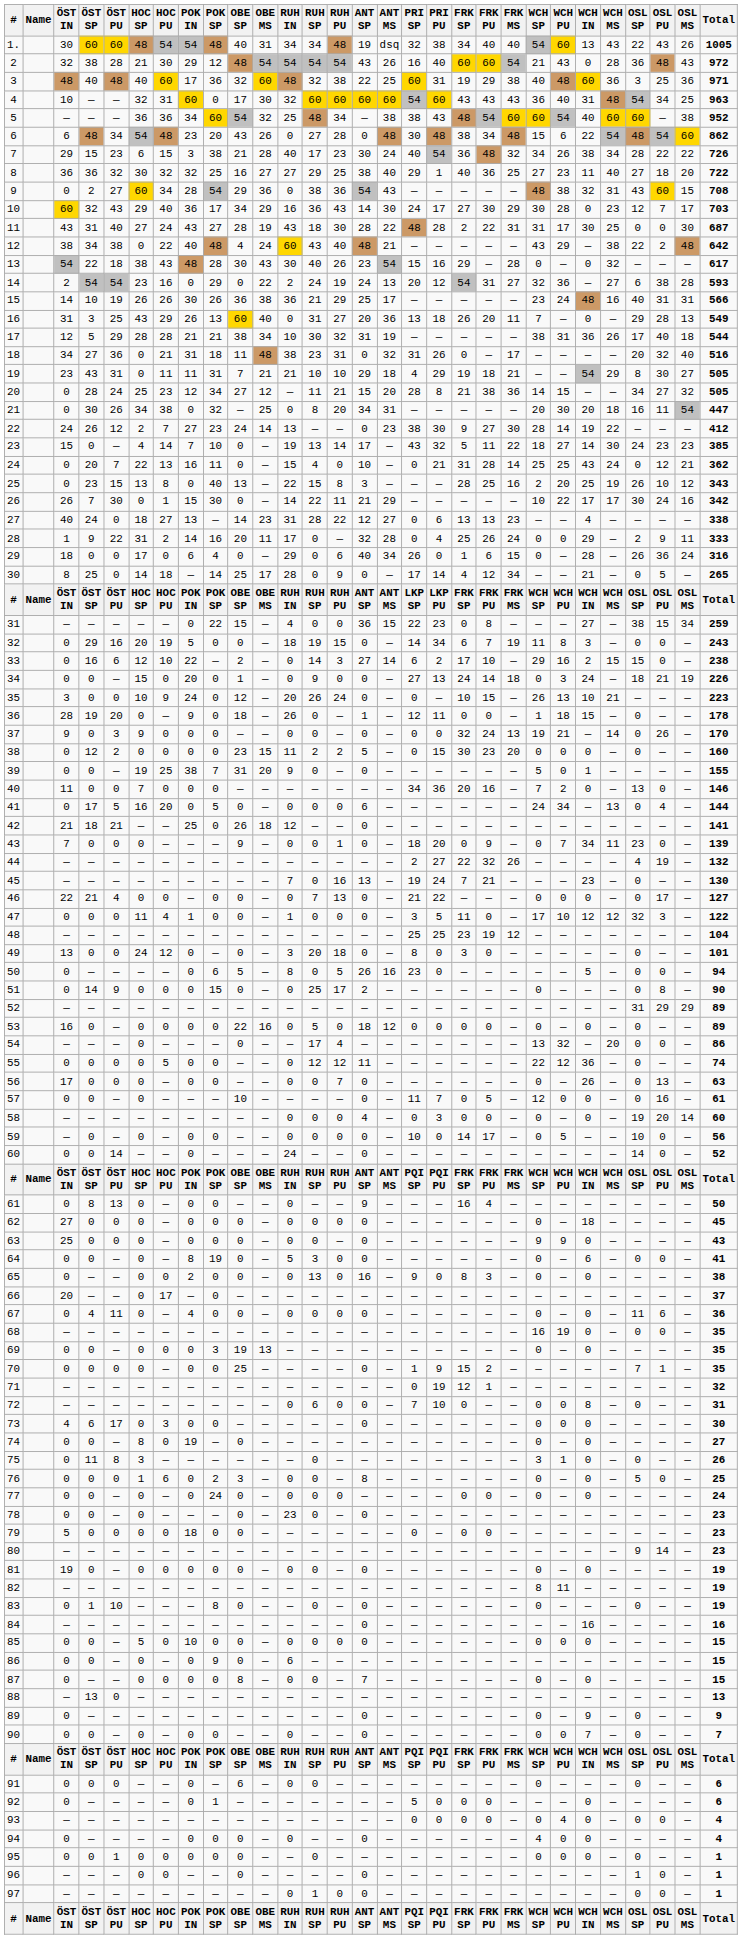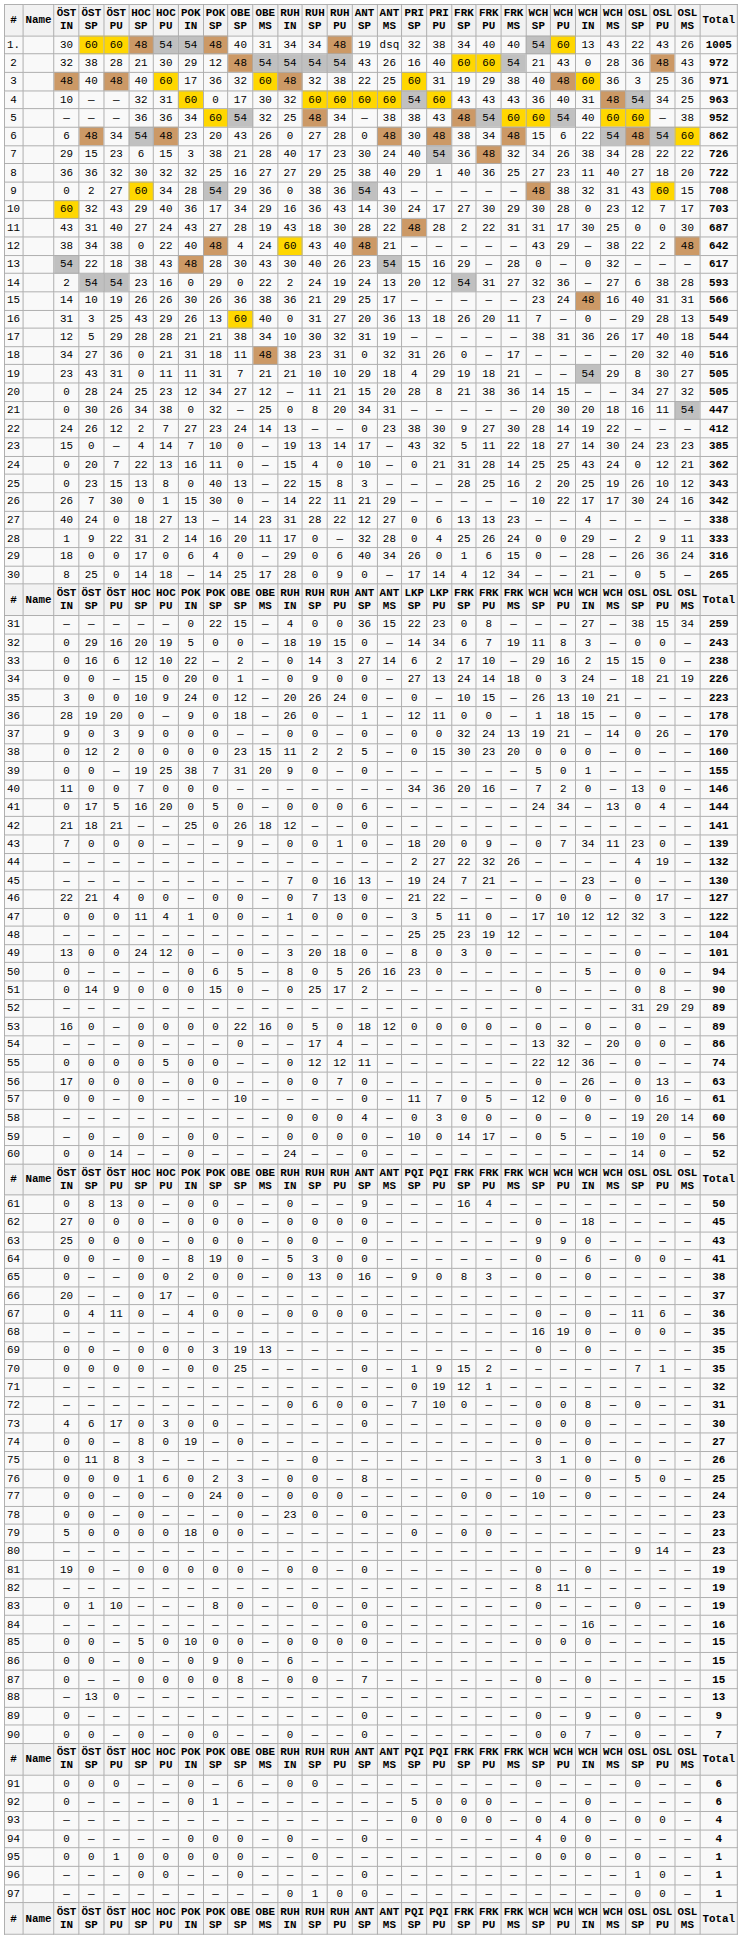(538, 1496) 0 -> (538, 1496) 10
